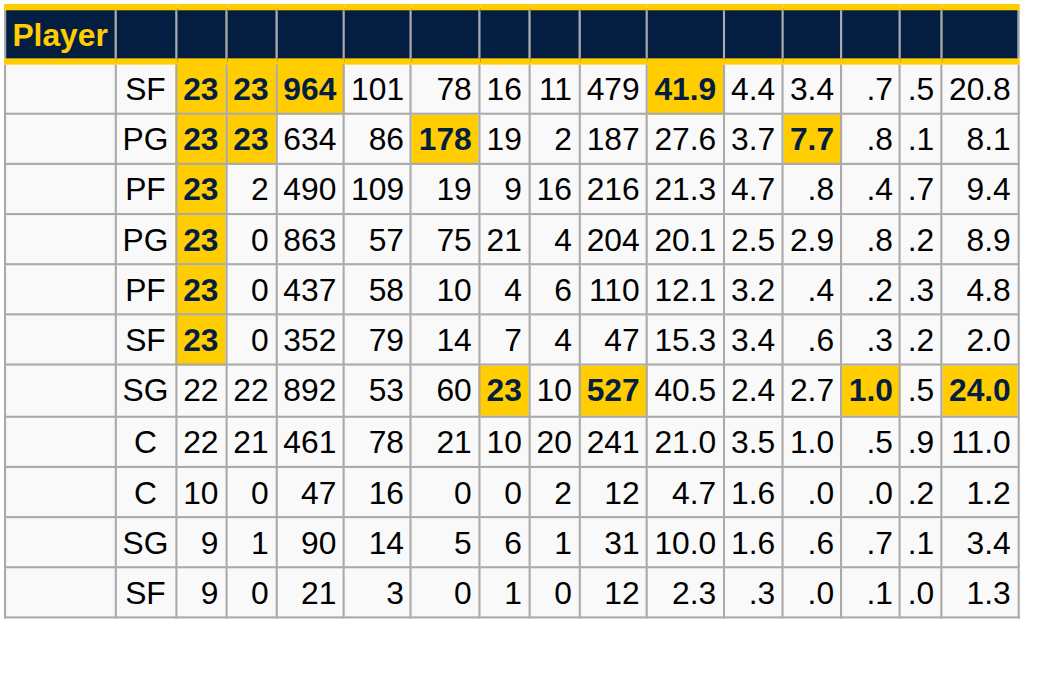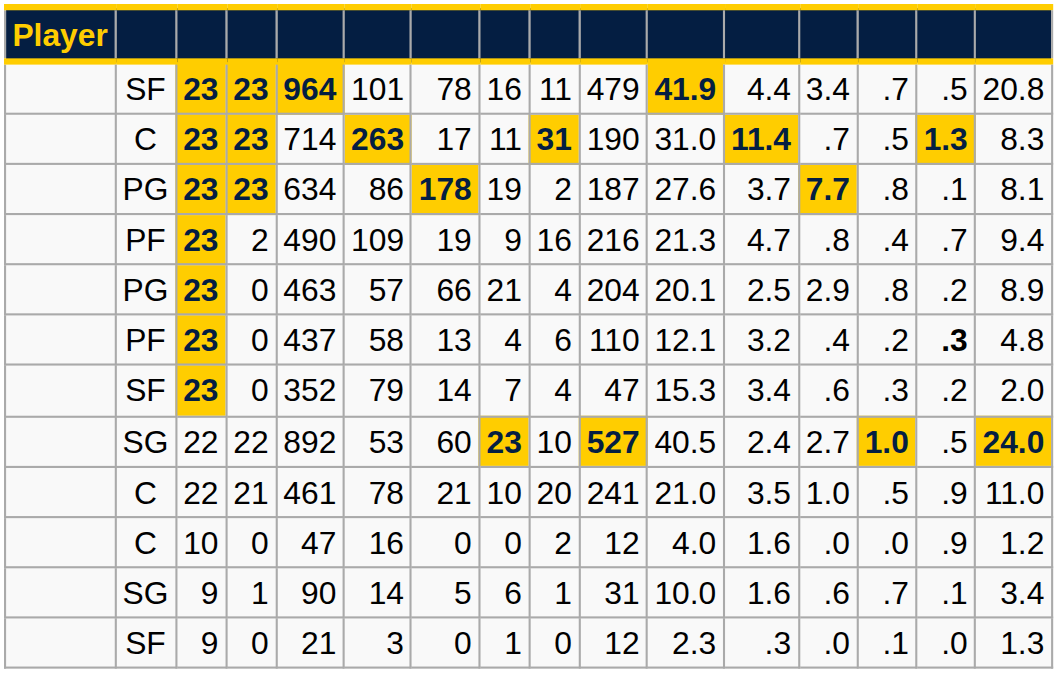+ row: (145, 139)
(310, 240) 863 -> (310, 290) 463
(454, 240) 75 -> (454, 290) 66
(454, 290) 10 -> (454, 340) 13
(921, 290) normal -> (955, 340) bold
(694, 491) 4.7 -> (694, 542) 4.0
(921, 491) .2 -> (955, 542) .9
